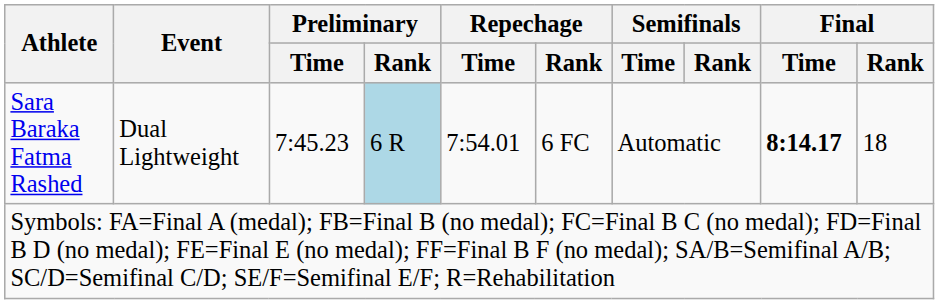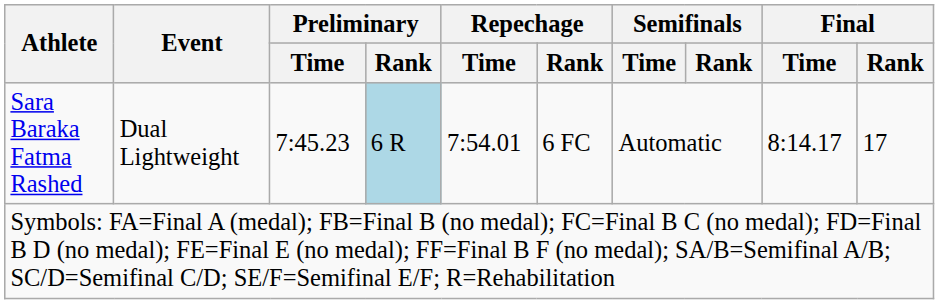(804, 142) bold -> (805, 142) normal
(875, 142) 18 -> (875, 142) 17
